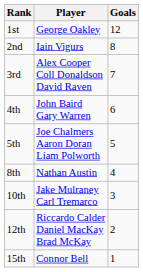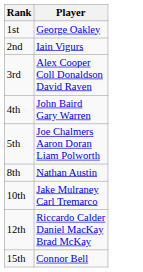- column: (123, 12)
